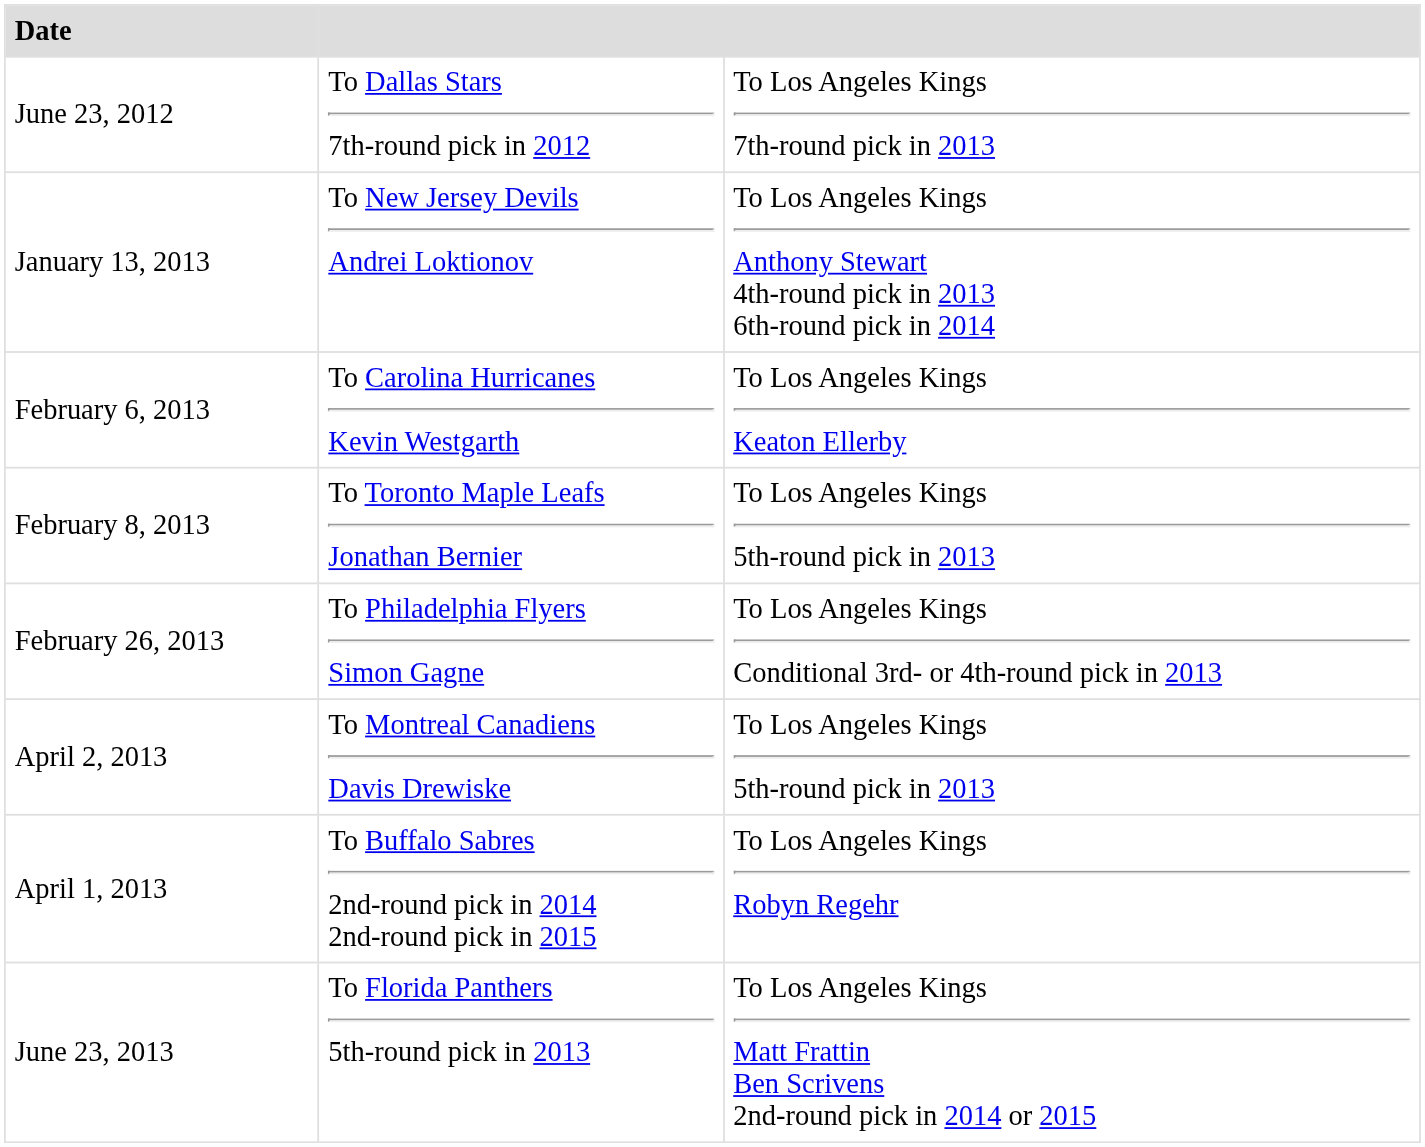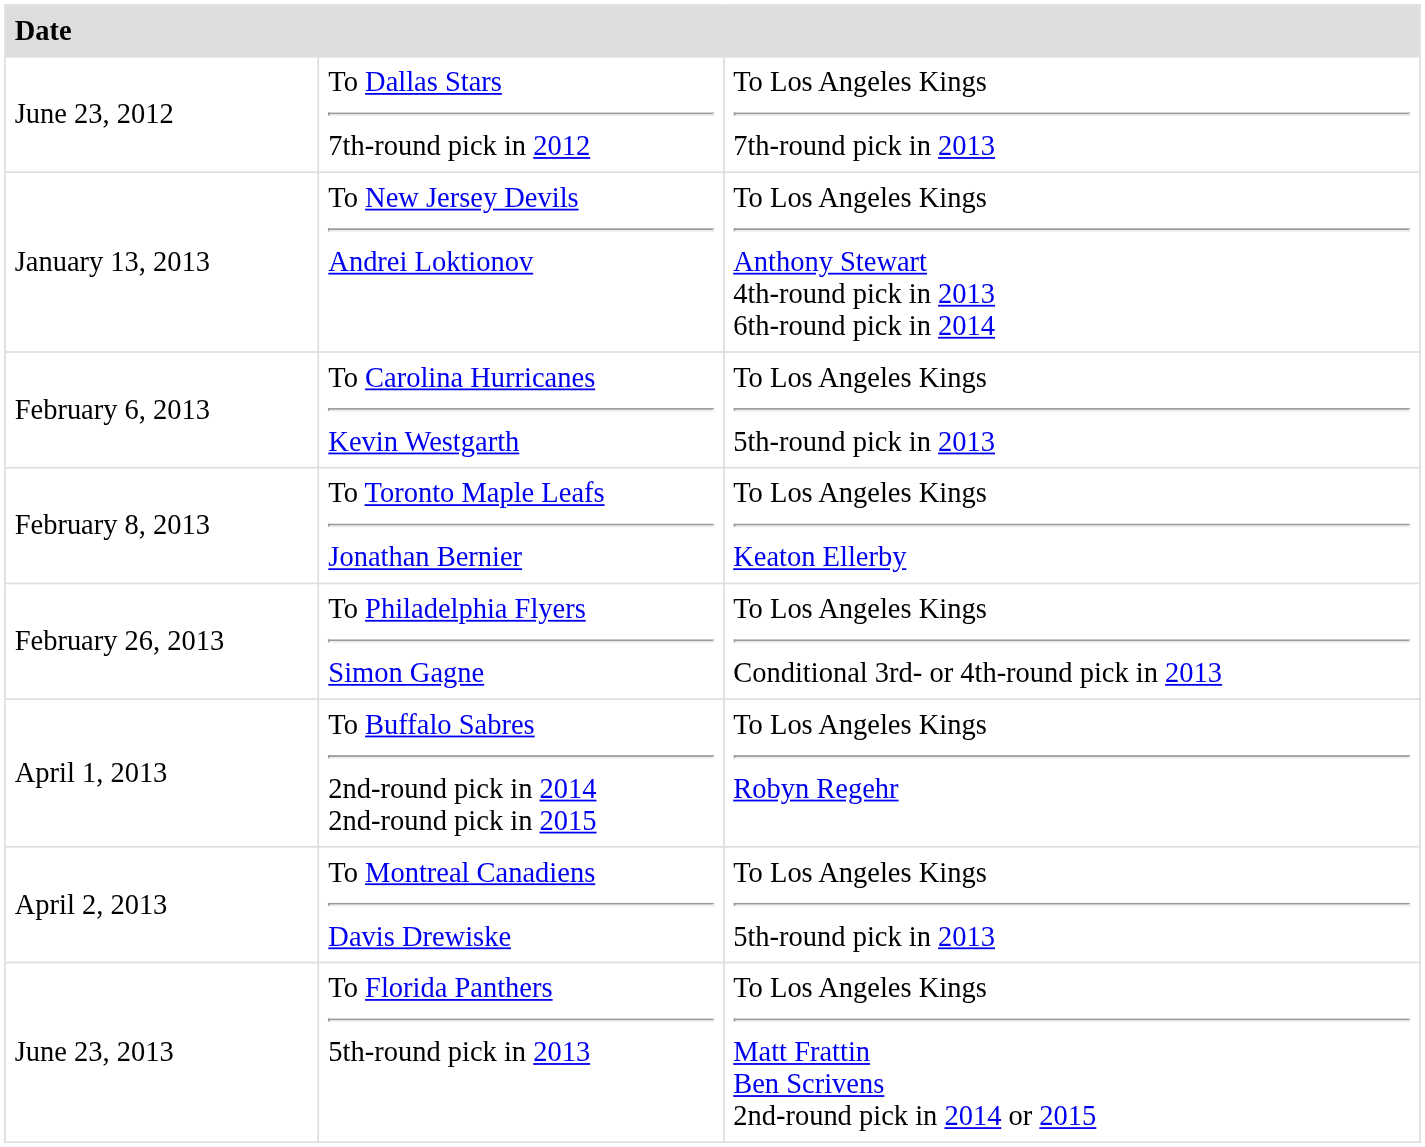(1071, 409) To Los Angeles Kings Keaton Ellerby -> (1071, 409) To Los Angeles Kings 5th-round pick in 2013
(1071, 525) To Los Angeles Kings 5th-round pick in 2013 -> (1071, 525) To Los Angeles Kings Keaton Ellerby
rows swapped: (91, 888) <-> (91, 756)
